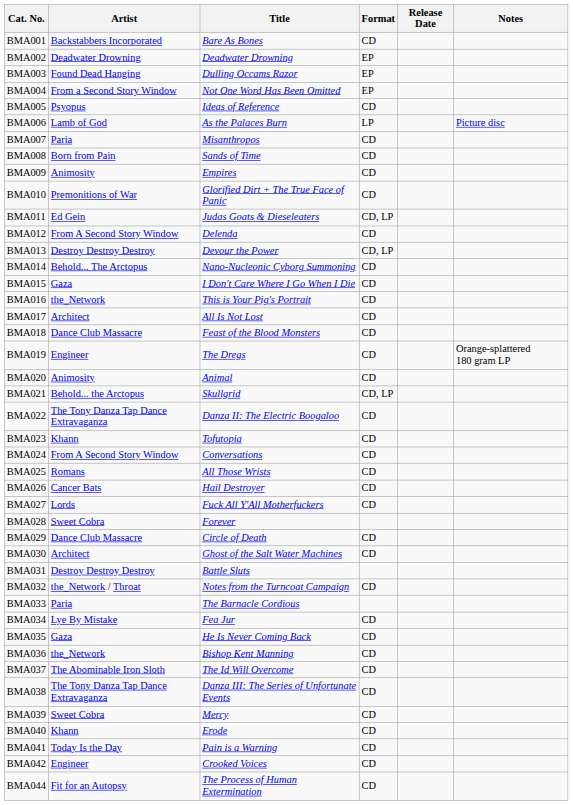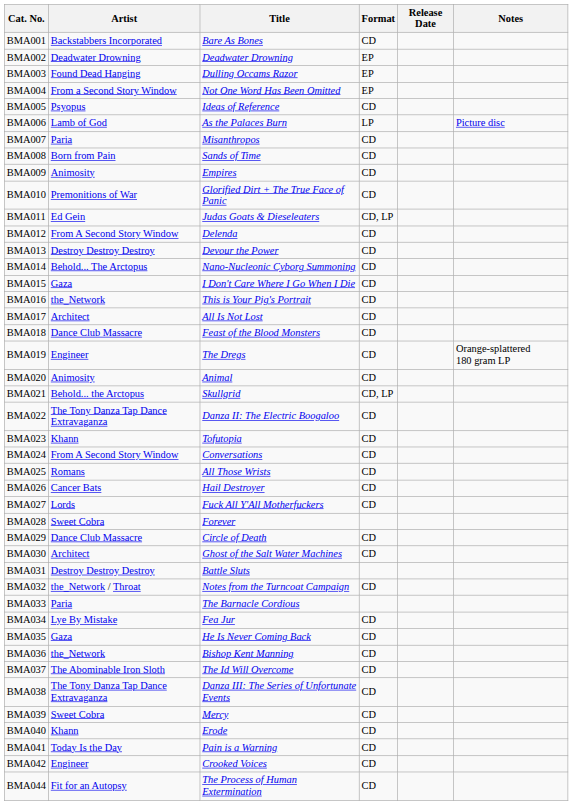(377, 250) CD, LP -> (369, 250) CD
